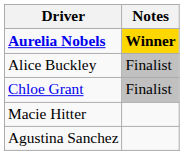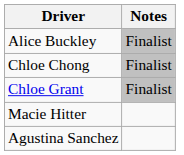- row: (57, 41)
+ row: (49, 65)
